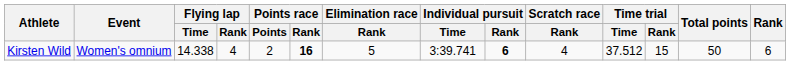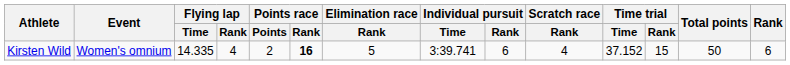(195, 51) 14.338 -> (195, 51) 14.335
(505, 51) bold -> (505, 51) normal
(624, 51) 37.512 -> (624, 51) 37.152
